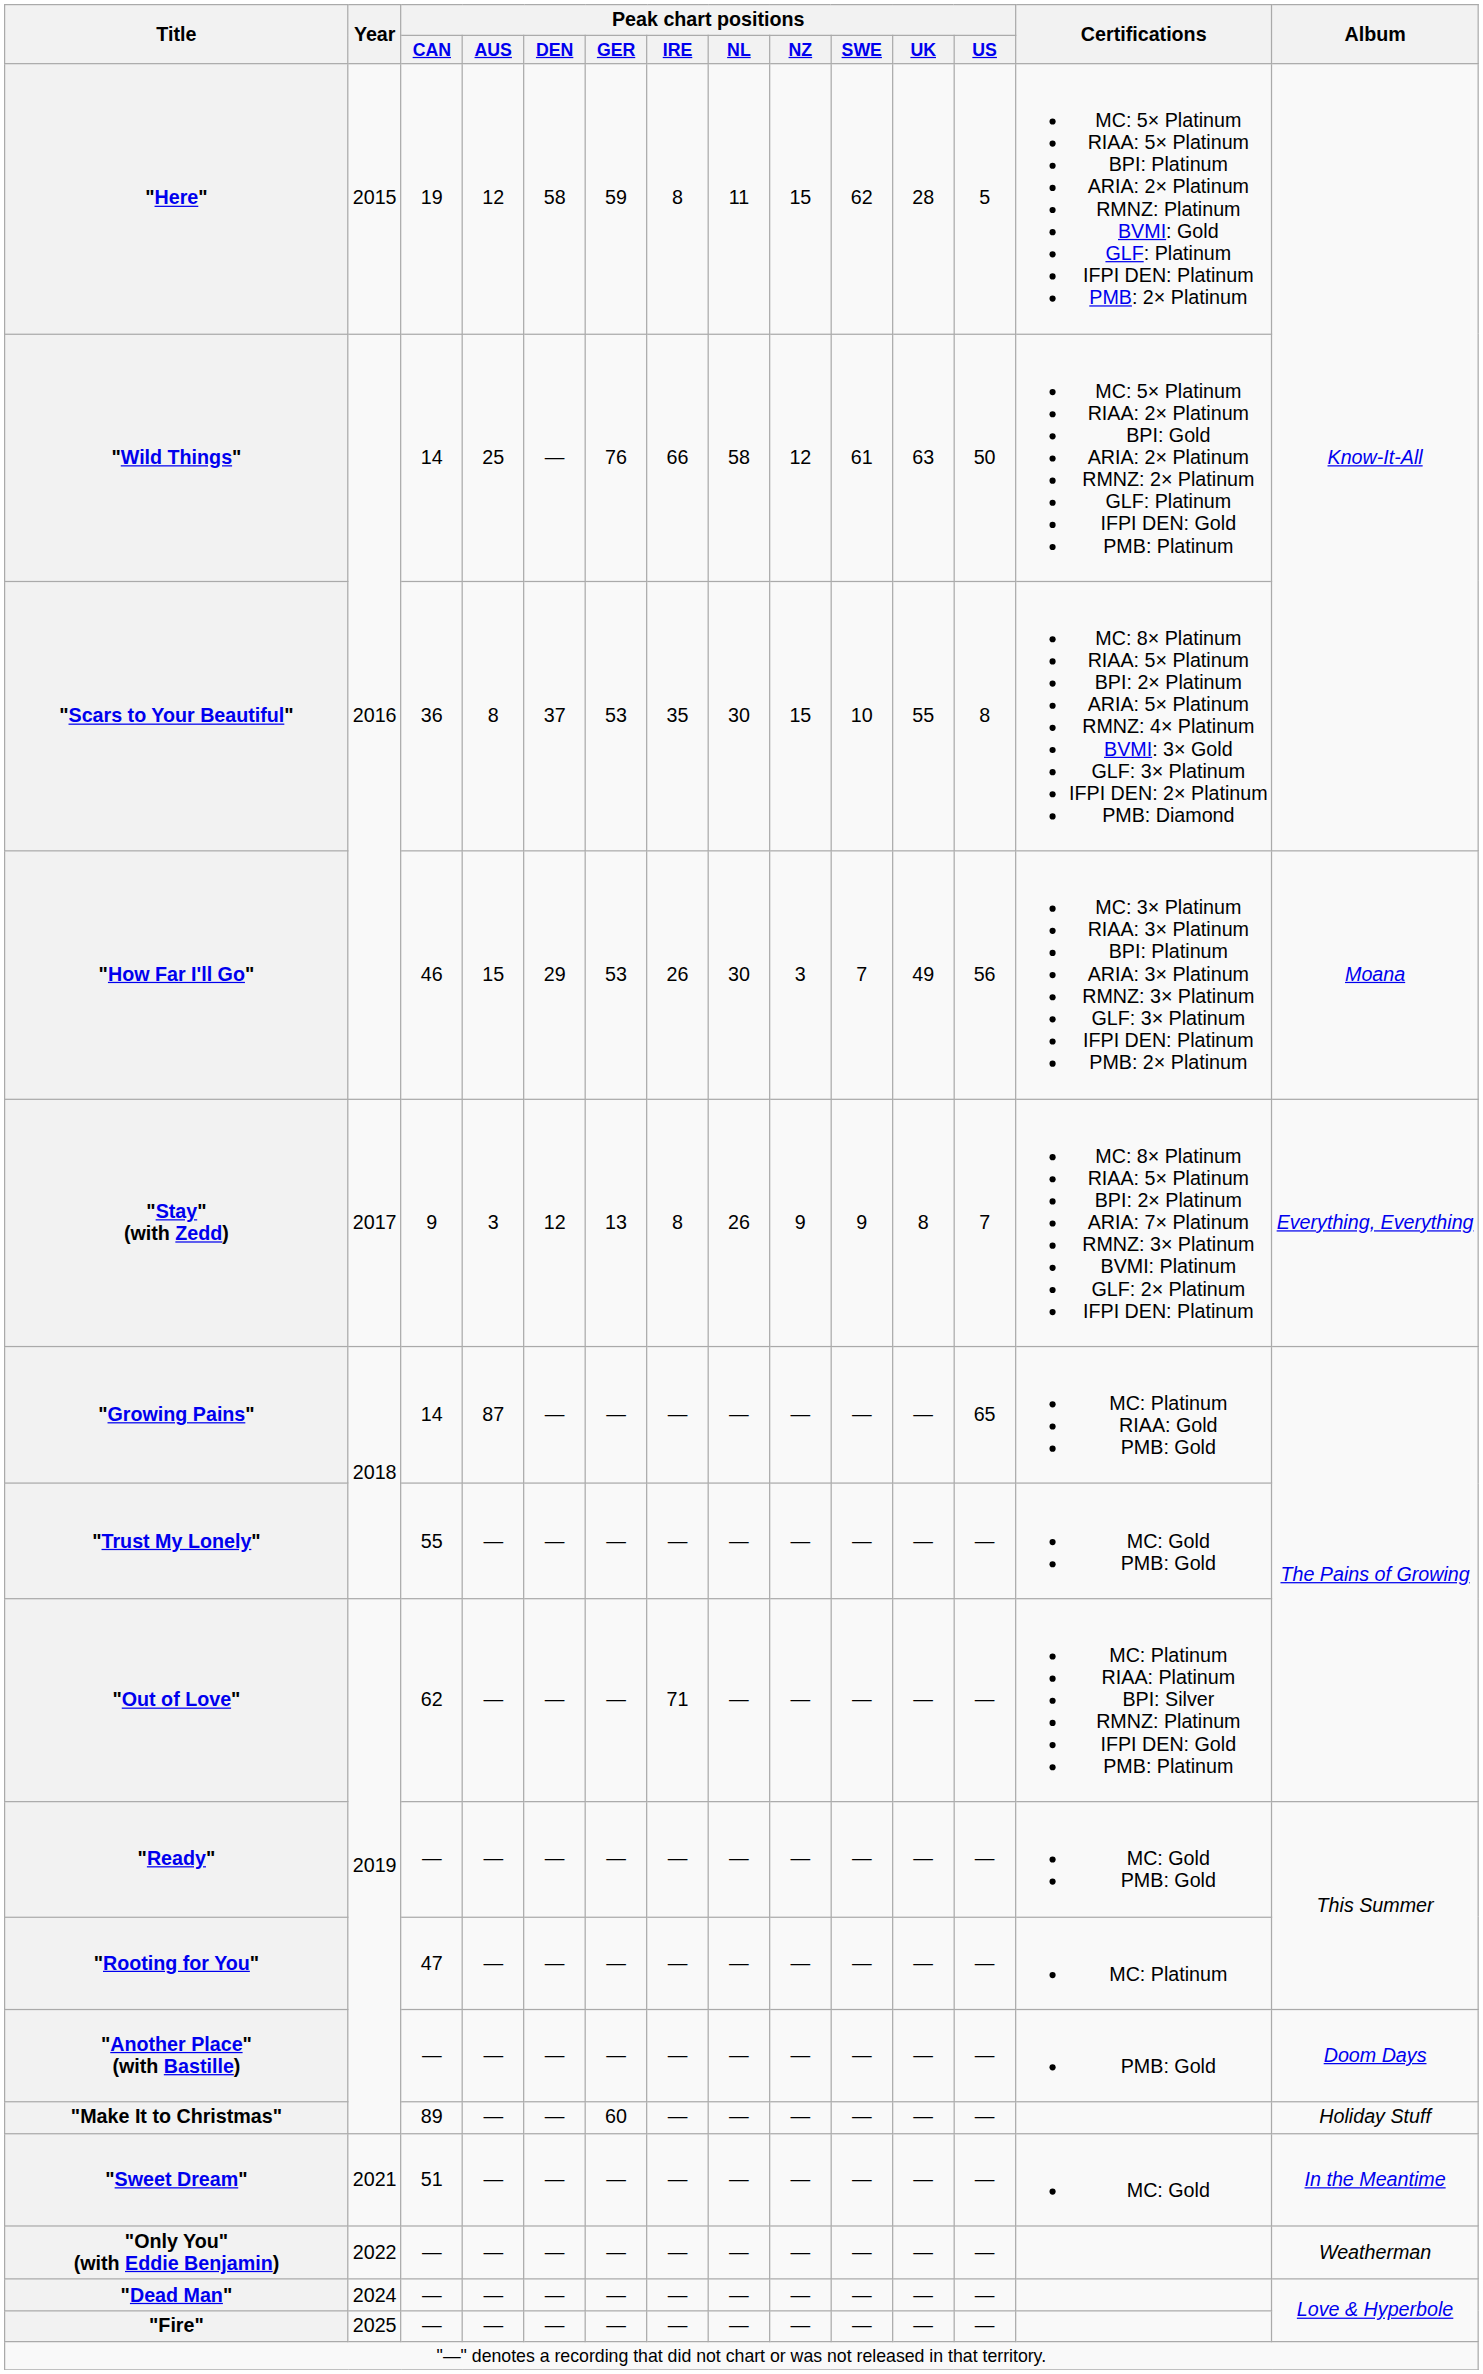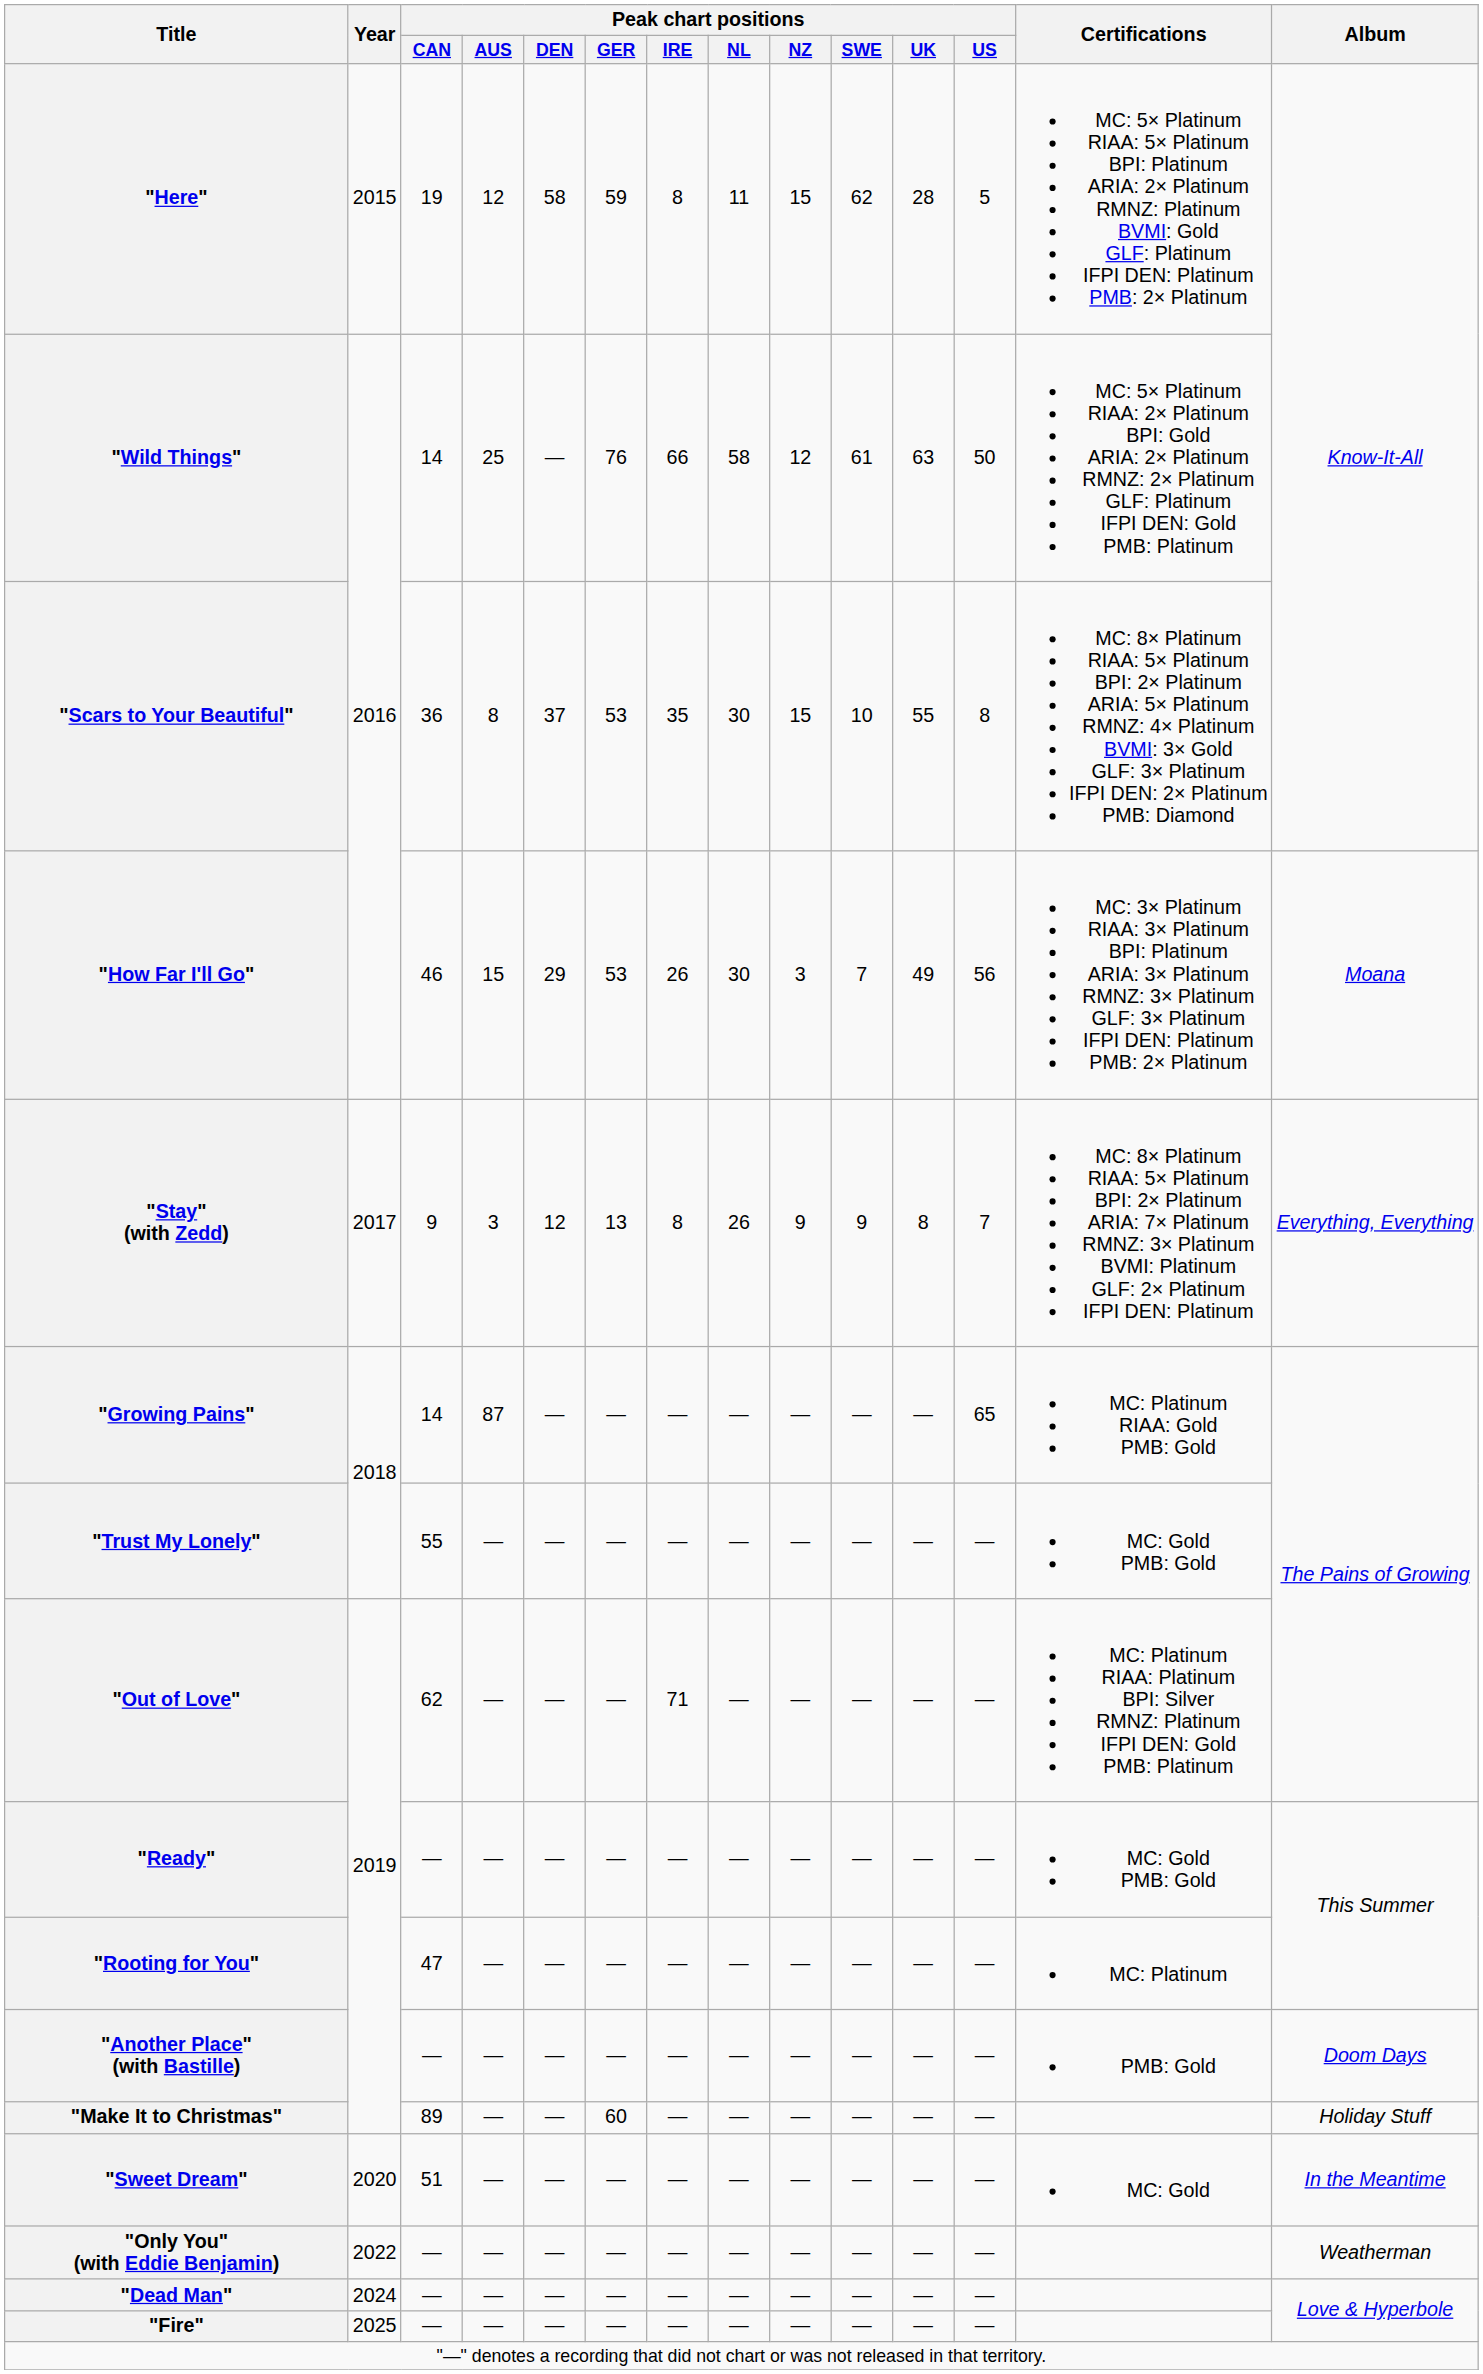(375, 2179) 2021 -> (375, 2179) 2020
